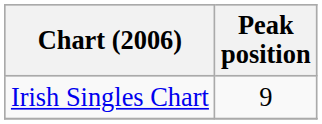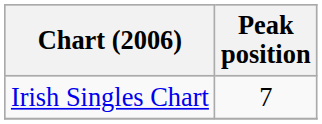(266, 97) 9 -> (266, 97) 7
